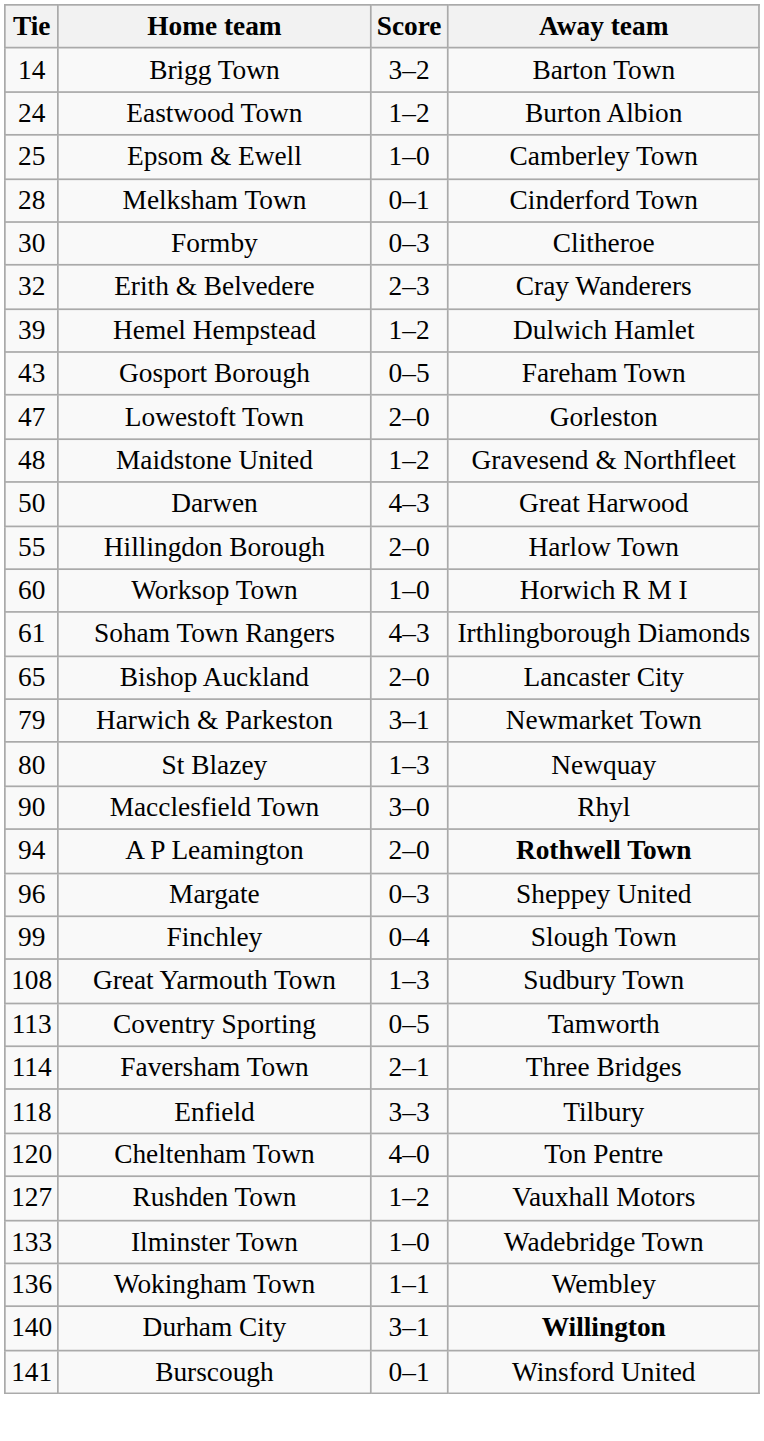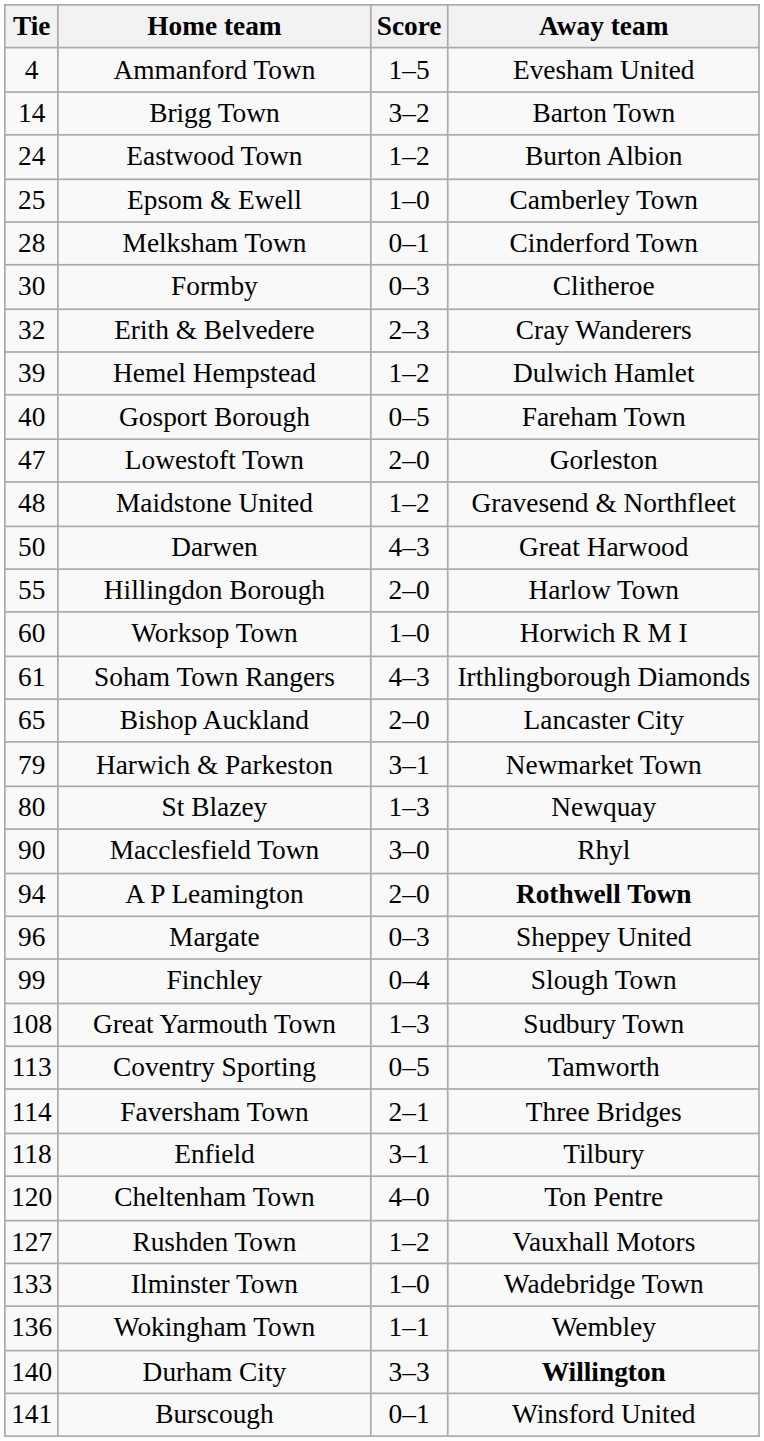+ row: (214, 69)
(32, 373) 43 -> (32, 416) 40
(409, 1110) 3–3 -> (409, 1154) 3–1
(409, 1327) 3–1 -> (409, 1371) 3–3
